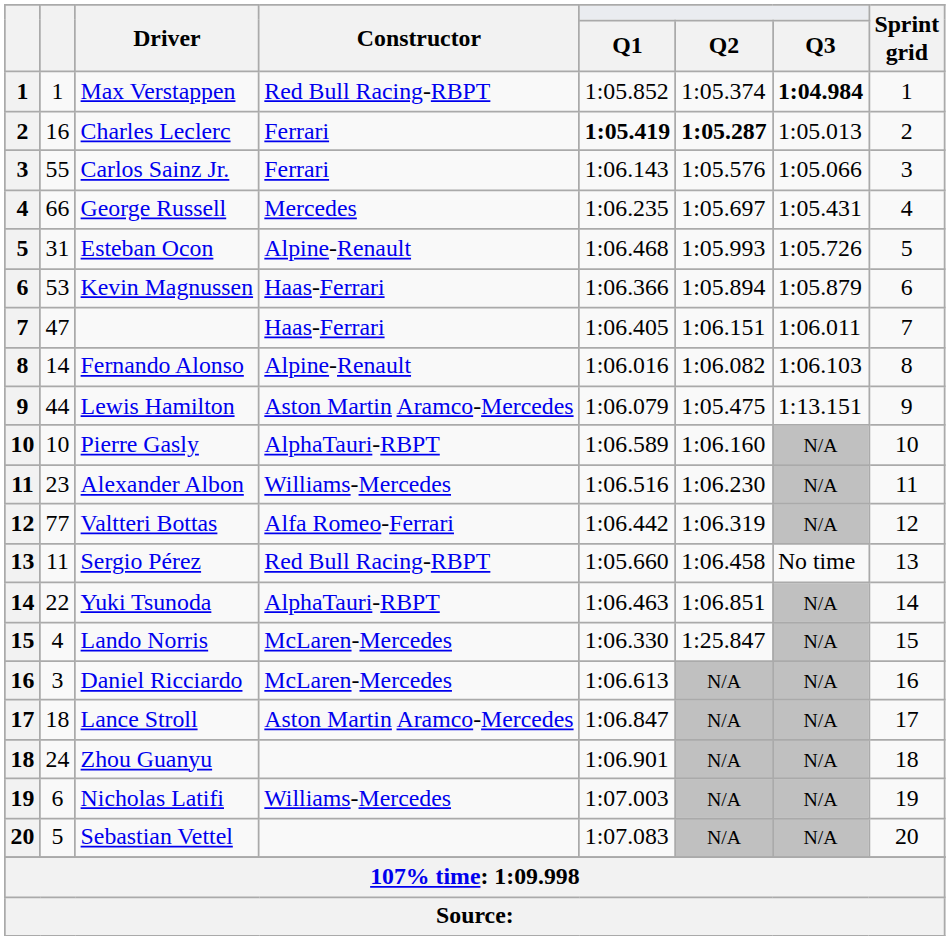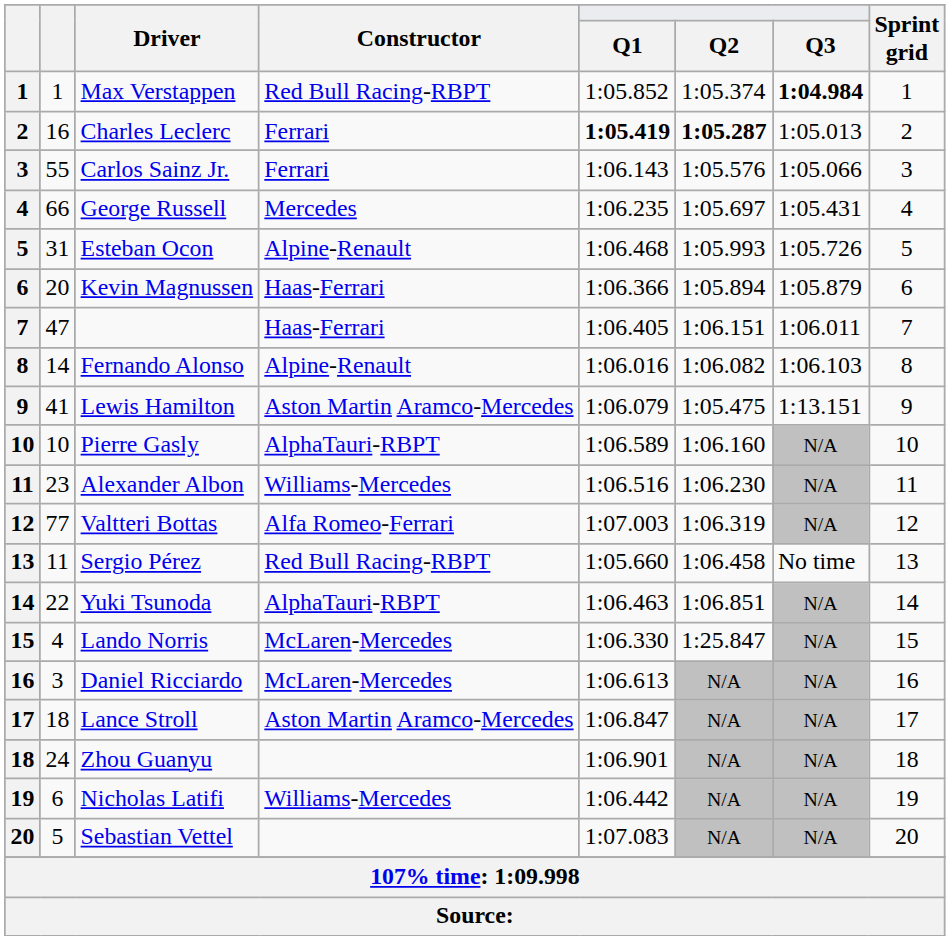(57, 287) 53 -> (57, 287) 20
(57, 405) 44 -> (57, 405) 41
(627, 522) 1:06.442 -> (627, 522) 1:07.003
(627, 797) 1:07.003 -> (627, 797) 1:06.442
